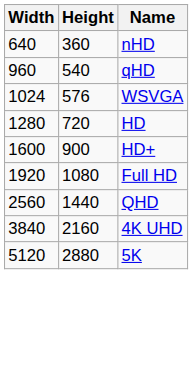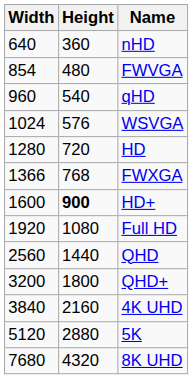+ row: (152, 70)
+ row: (152, 176)
(76, 149) normal -> (76, 202) bold
+ row: (145, 281)
+ row: (152, 360)
